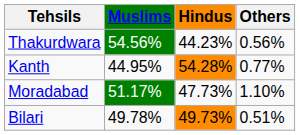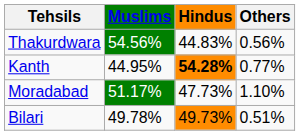(205, 42) 44.23% -> (205, 42) 44.83%
(205, 67) normal -> (205, 67) bold
